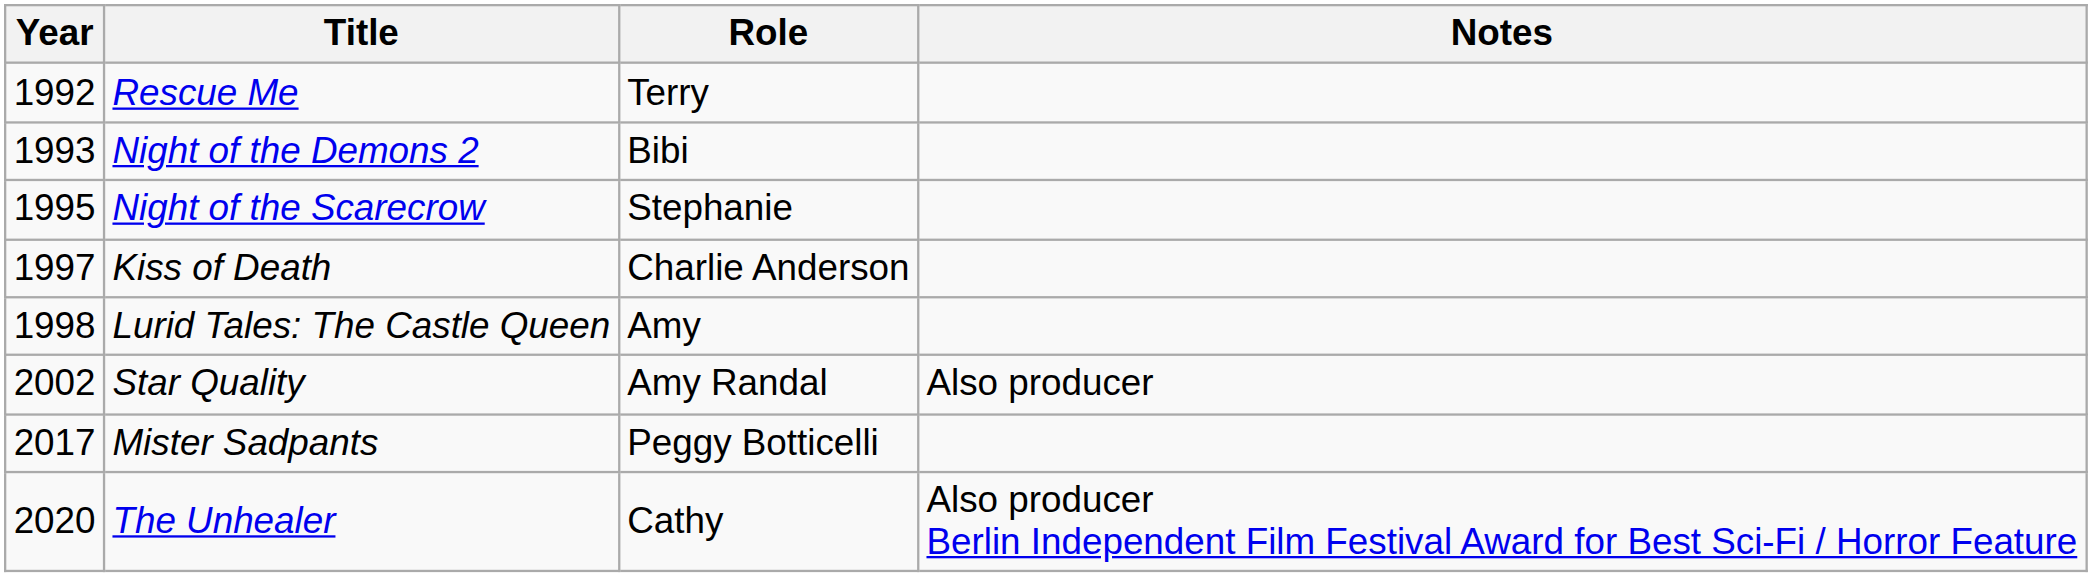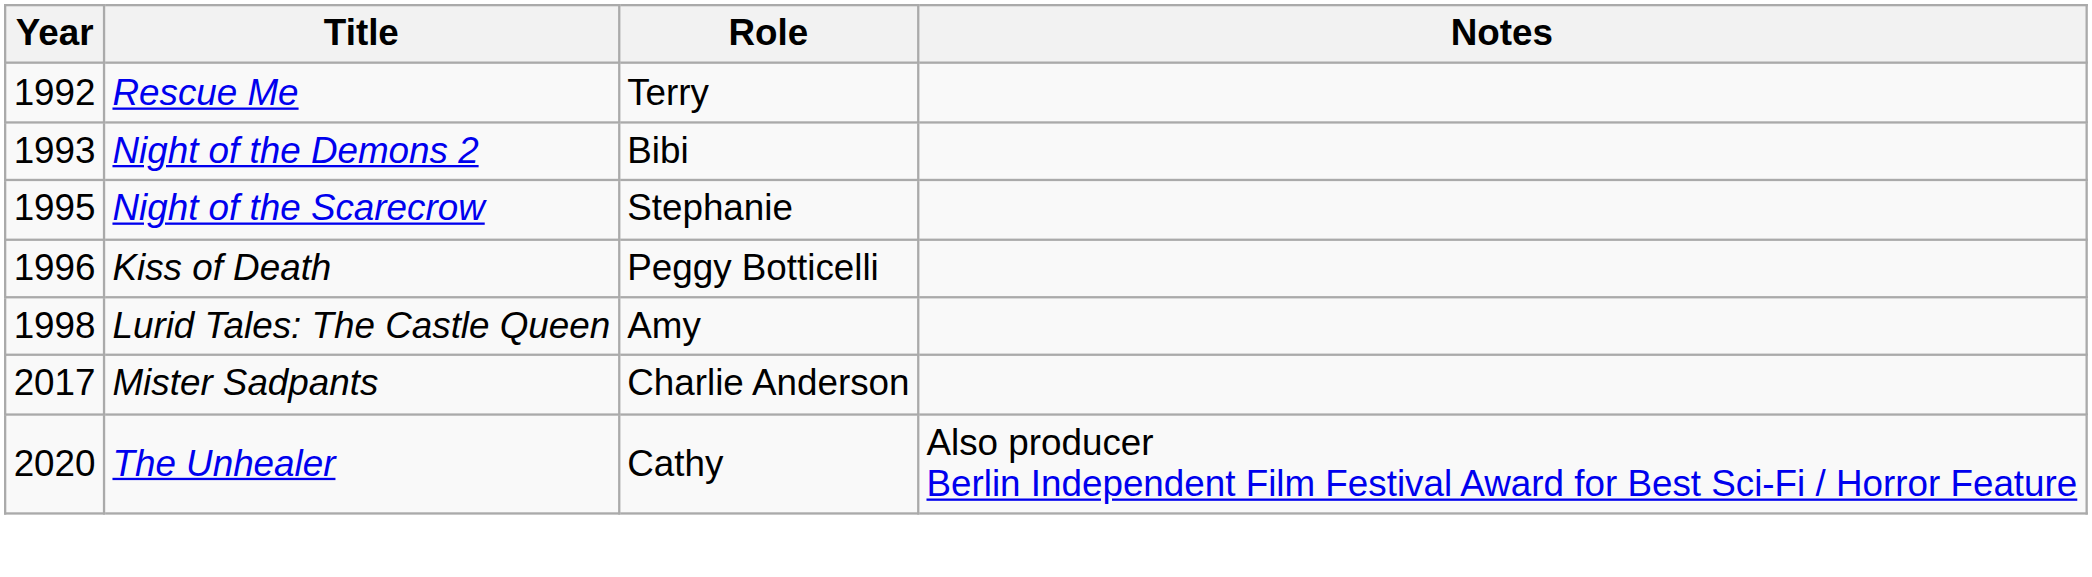(55, 267) 1997 -> (55, 267) 1996
(768, 267) Charlie Anderson -> (753, 267) Peggy Botticelli
- row: (209, 383)
(753, 442) Peggy Botticelli -> (768, 383) Charlie Anderson
